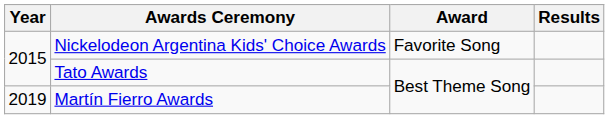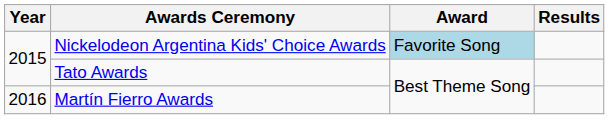(447, 45) no background -> (447, 45) lightblue background
(28, 99) 2019 -> (28, 99) 2016
